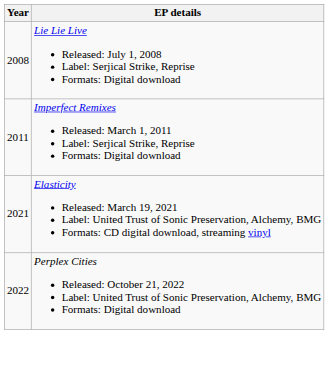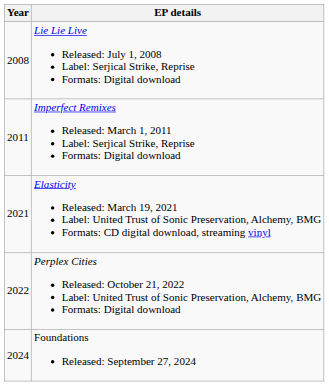+ row: (178, 350)
